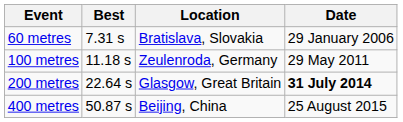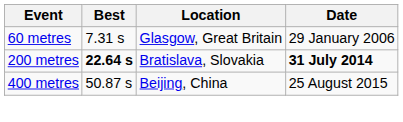(201, 38) Bratislava, Slovakia -> (211, 38) Glasgow, Great Britain
- row: (43, 60)
(109, 83) normal -> (109, 60) bold
(210, 83) Glasgow, Great Britain -> (202, 60) Bratislava, Slovakia
